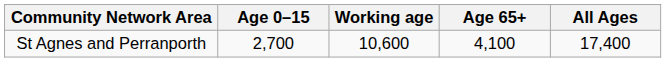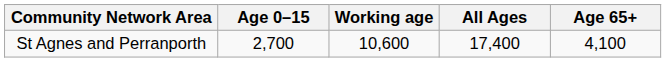columns swapped: (495, 17) <-> (605, 17)
